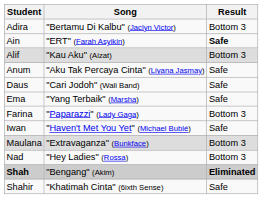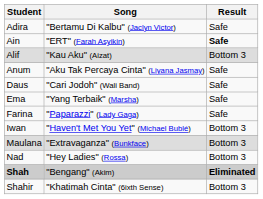(227, 27) Bottom 3 -> (218, 27) Safe
(227, 114) Bottom 3 -> (218, 114) Safe
(218, 128) Safe -> (227, 128) Bottom 3
(218, 187) Safe -> (227, 187) Bottom 3
